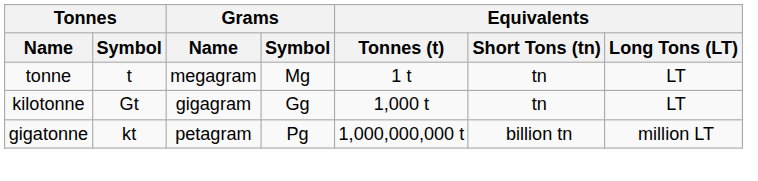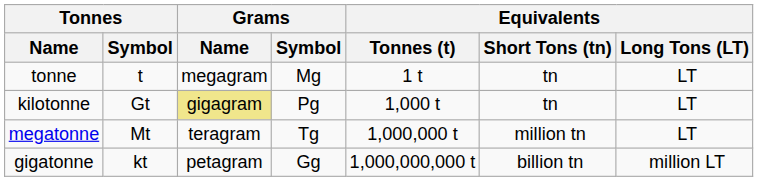(213, 104) no background -> (224, 104) khaki background
(298, 104) Gg -> (309, 104) Pg
+ row: (54, 133)
(298, 133) Pg -> (309, 162) Gg
